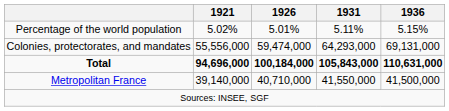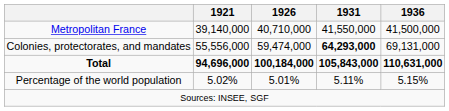rows swapped: (99, 81) <-> (99, 30)
(349, 47) normal -> (349, 47) bold
